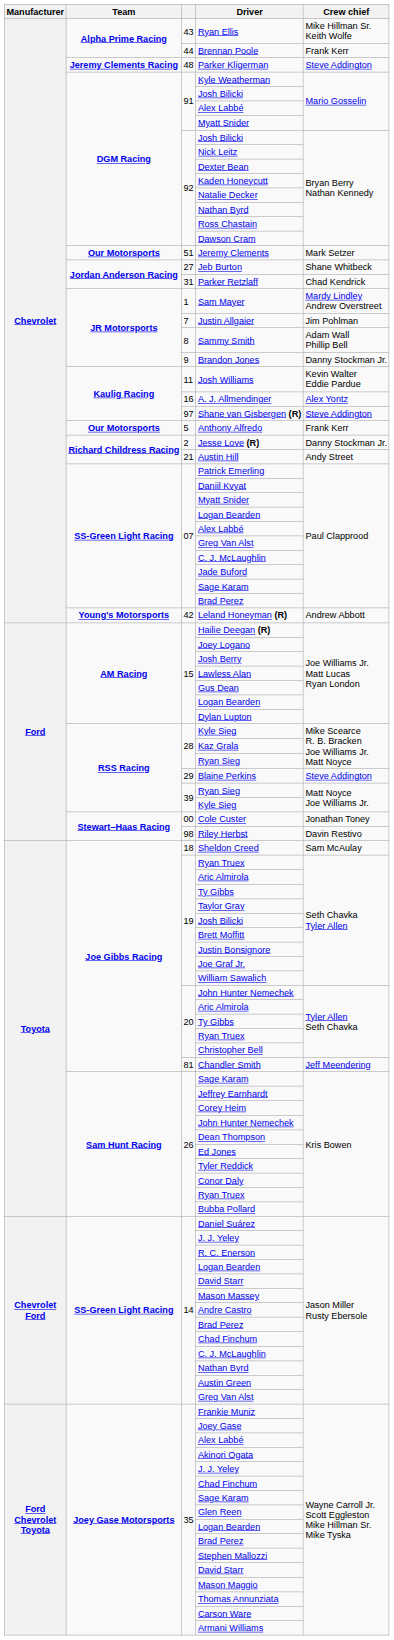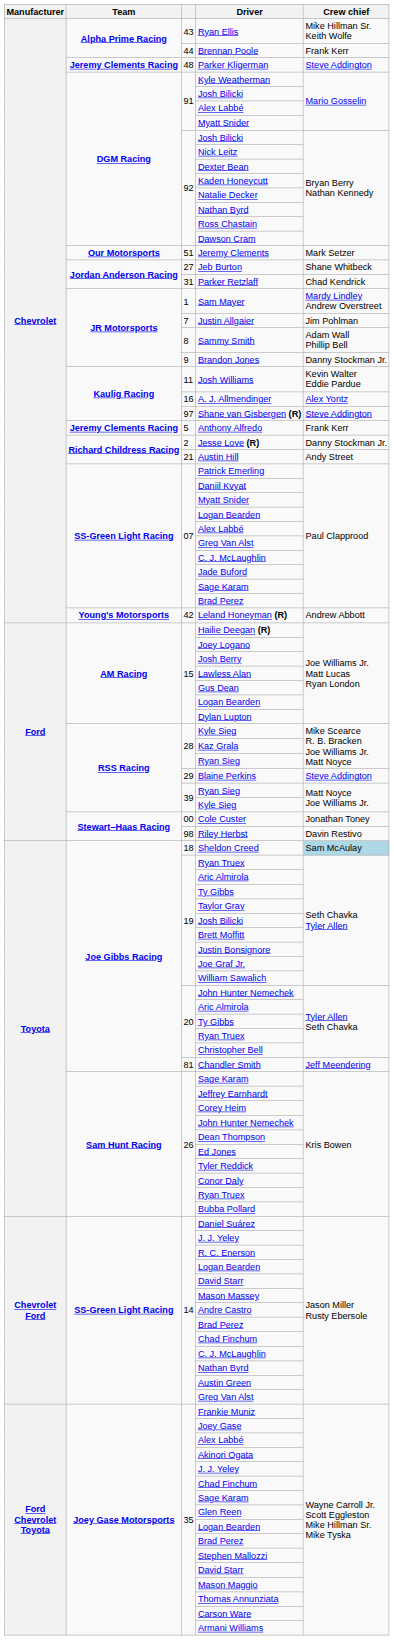(124, 428) Our Motorsports -> (124, 428) Jeremy Clements Racing
(334, 848) no background -> (334, 848) lightblue background
